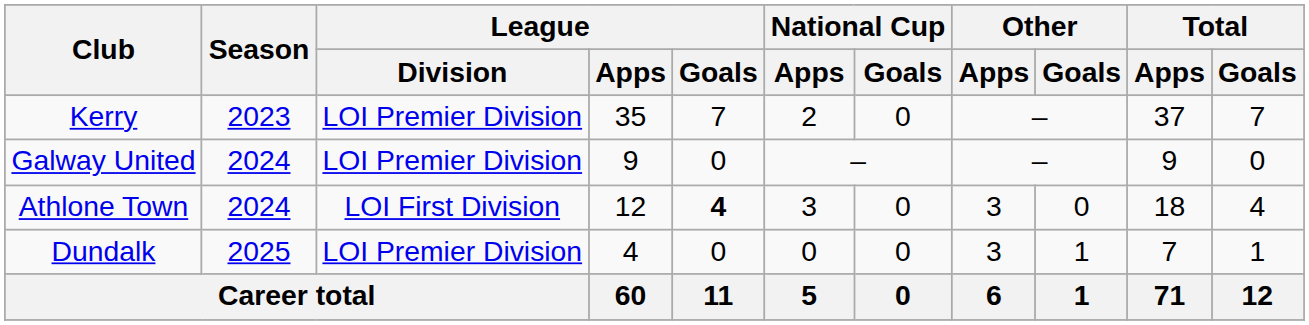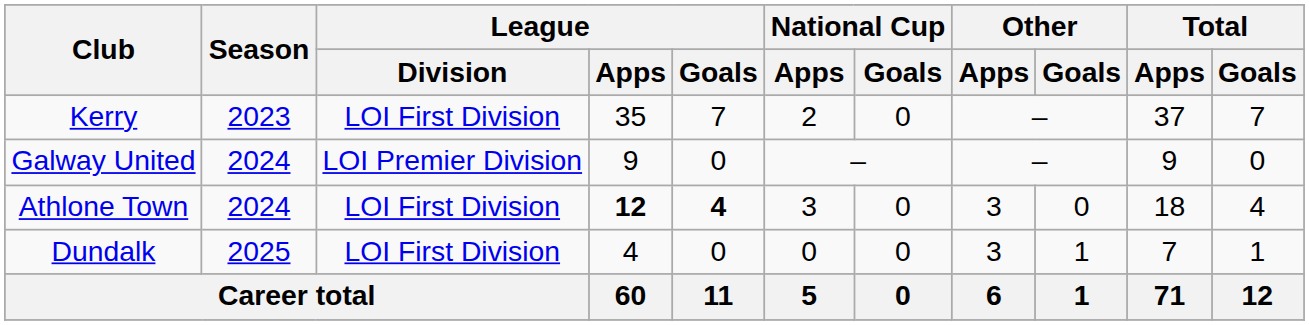(452, 116) LOI Premier Division -> (452, 116) LOI First Division
(631, 206) normal -> (631, 206) bold
(452, 251) LOI Premier Division -> (452, 251) LOI First Division
